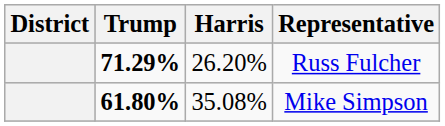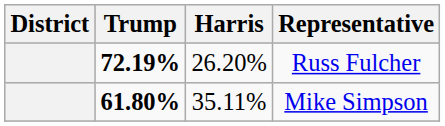(140, 62) 71.29% -> (140, 62) 72.19%
(229, 101) 35.08% -> (229, 101) 35.11%
